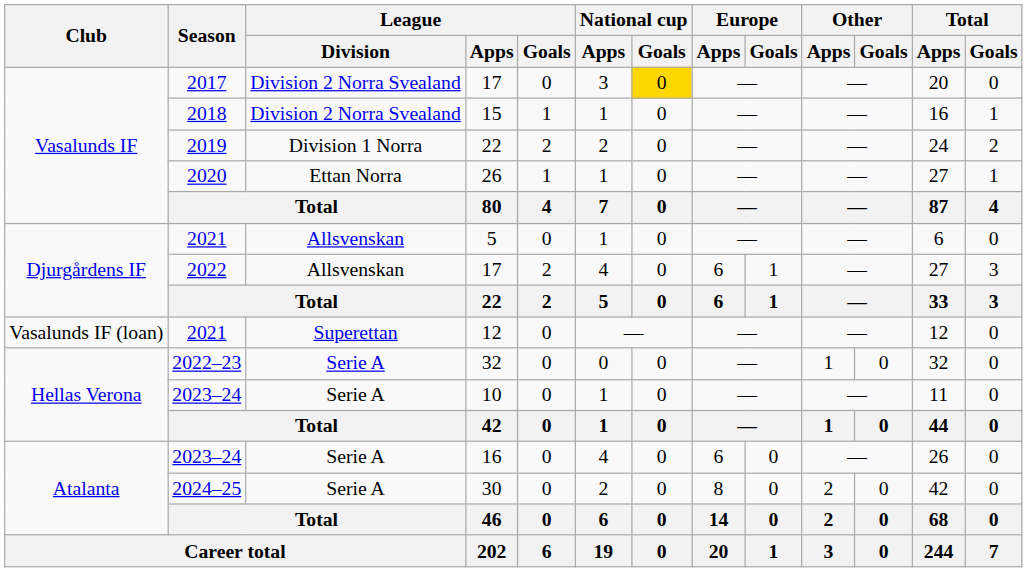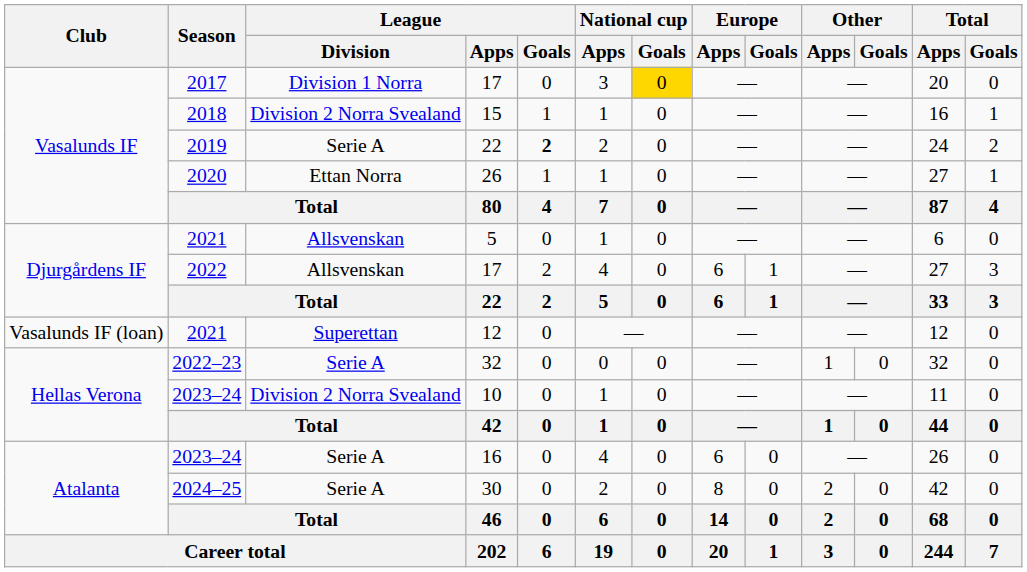(356, 82) Division 2 Norra Svealand -> (356, 82) Division 1 Norra
(356, 144) Division 1 Norra -> (356, 144) Serie A
(547, 144) normal -> (547, 144) bold
(356, 394) Serie A -> (356, 394) Division 2 Norra Svealand
